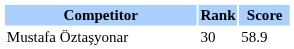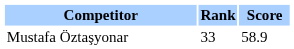(208, 37) 30 -> (208, 37) 33
